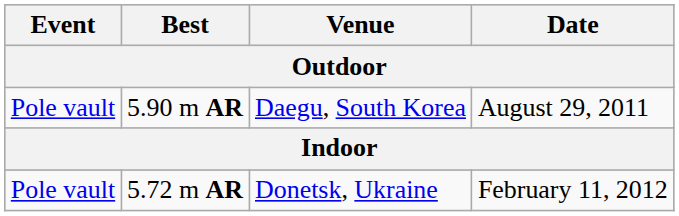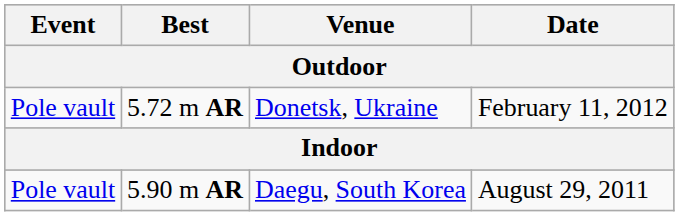rows swapped: (185, 107) <-> (185, 189)
